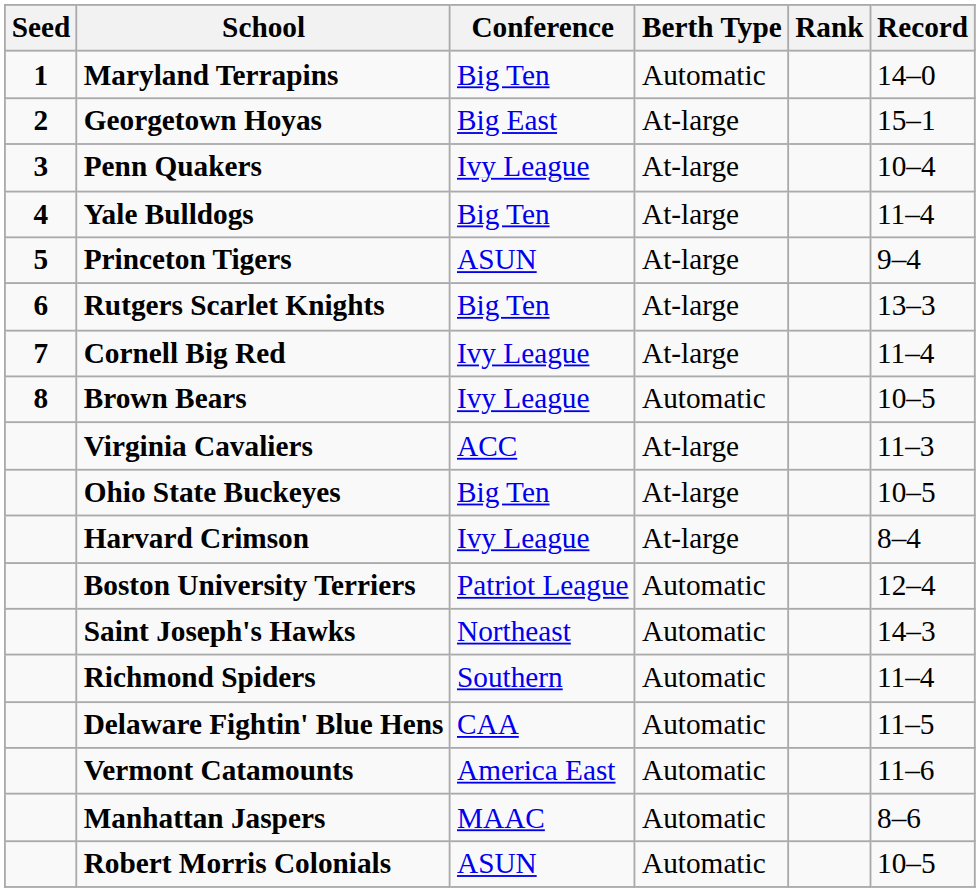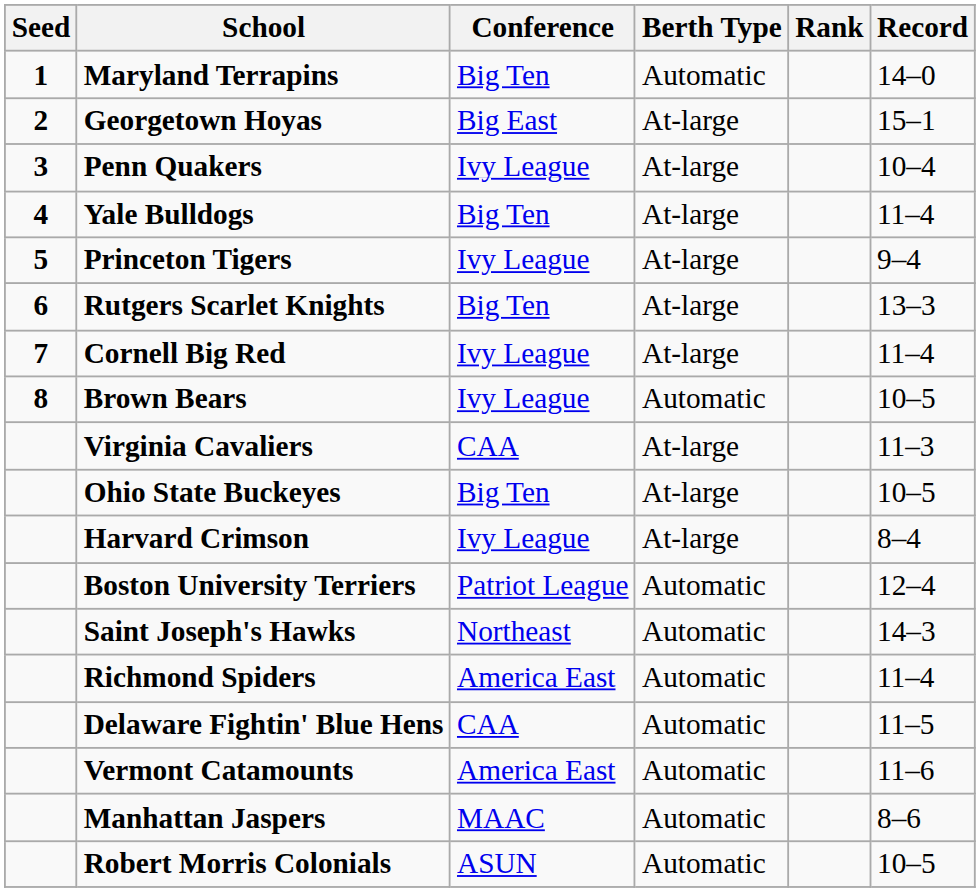(497, 259) ASUN -> (523, 259) Ivy League
(487, 445) ACC -> (488, 445) CAA
(510, 677) Southern -> (536, 677) America East
